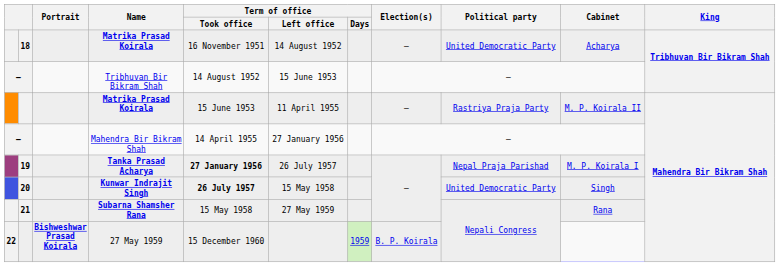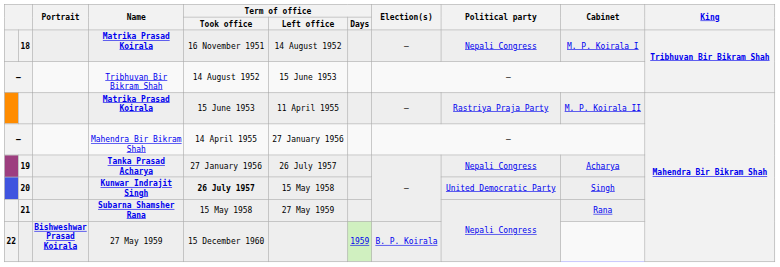(501, 46) United Democratic Party -> (501, 46) Nepali Congress
(603, 46) Acharya -> (603, 46) M. P. Koirala I
(226, 166) bold -> (226, 166) normal
(501, 166) Nepal Praja Parishad -> (501, 166) Nepali Congress
(603, 166) M. P. Koirala I -> (603, 166) Acharya
